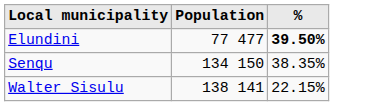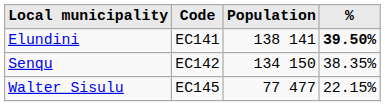+ column: (198, 17)
(238, 41) 77 477 -> (285, 41) 138 141
(233, 89) 138 141 -> (289, 89) 77 477
